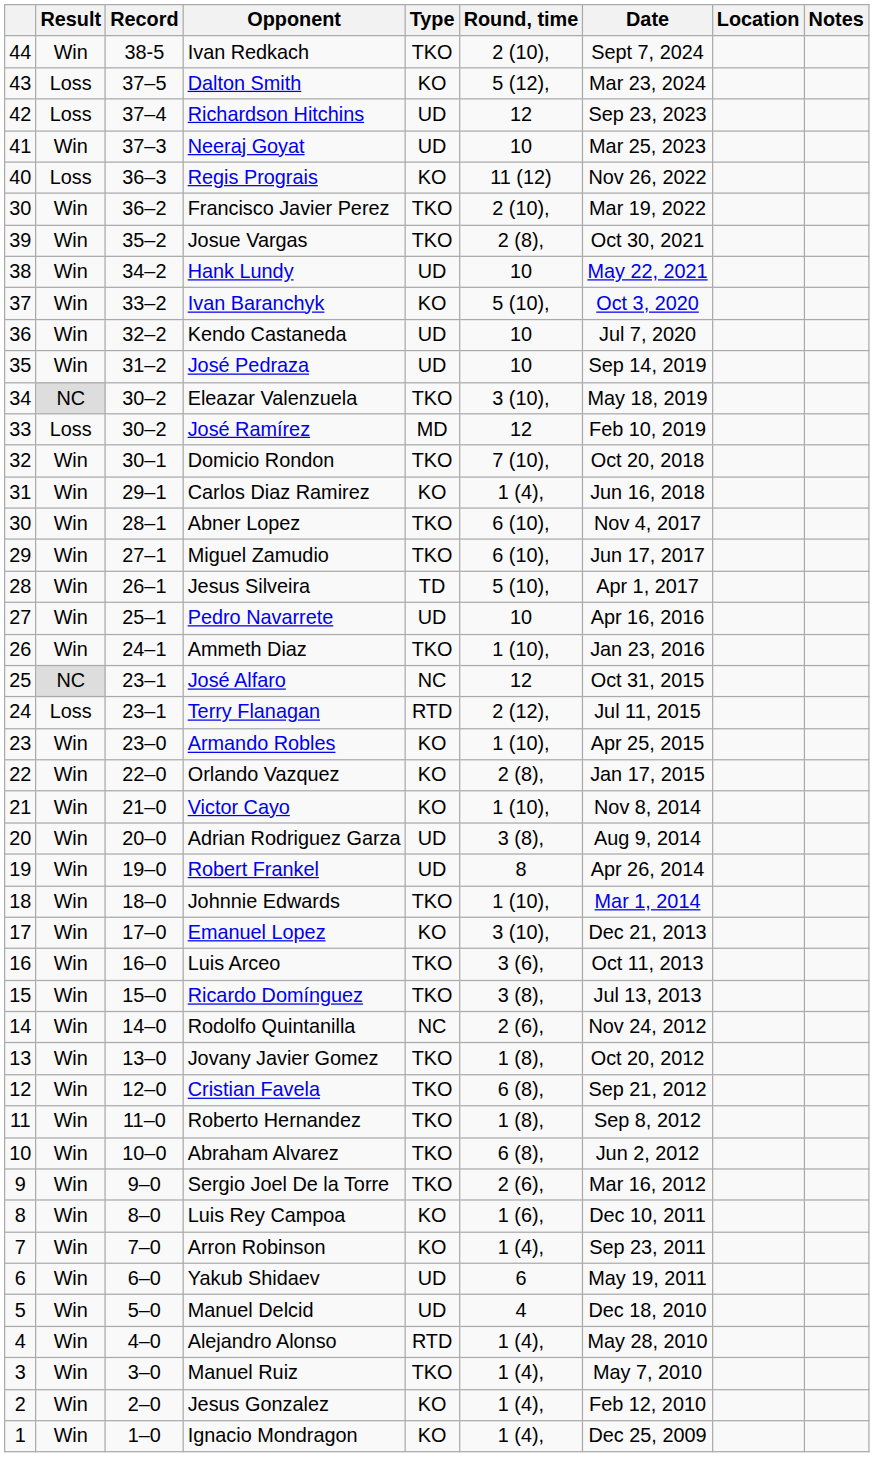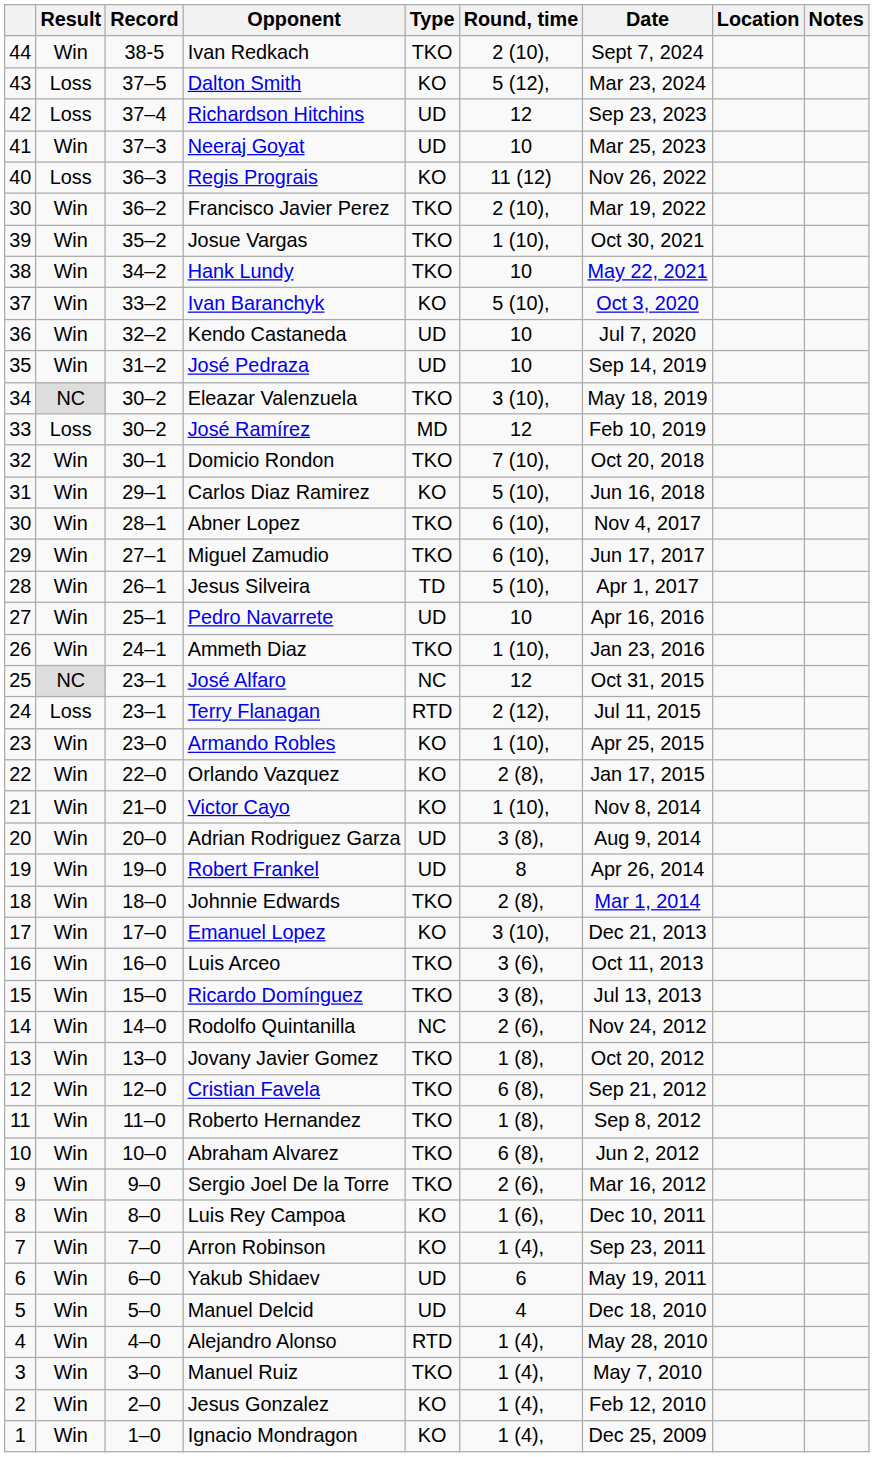(521, 240) 2 (8), -> (521, 240) 1 (10),
(432, 271) UD -> (432, 271) TKO
(521, 492) 1 (4), -> (521, 492) 5 (10),
(521, 901) 1 (10), -> (521, 901) 2 (8),
